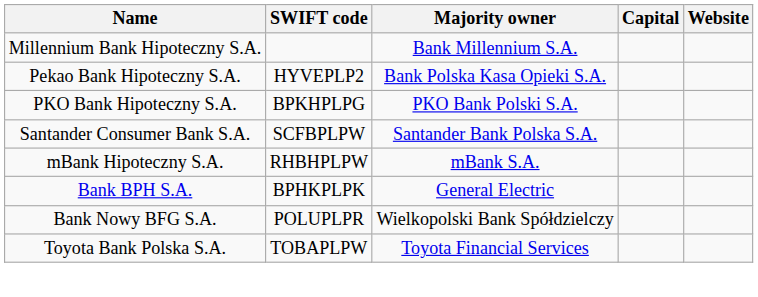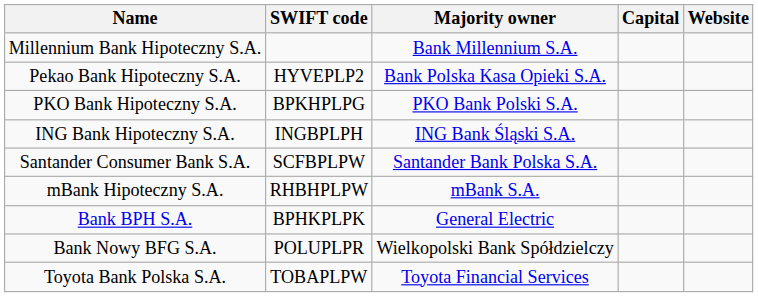+ row: (135, 133)
